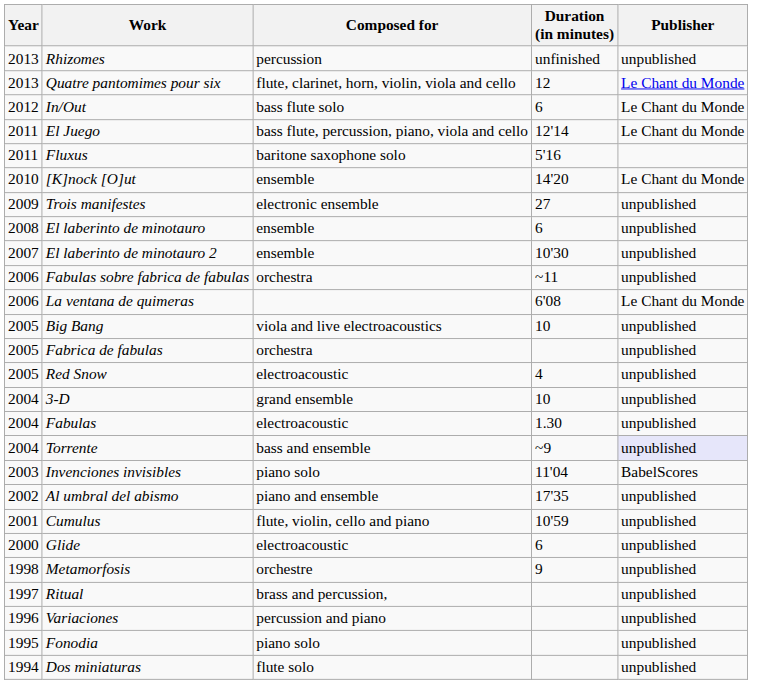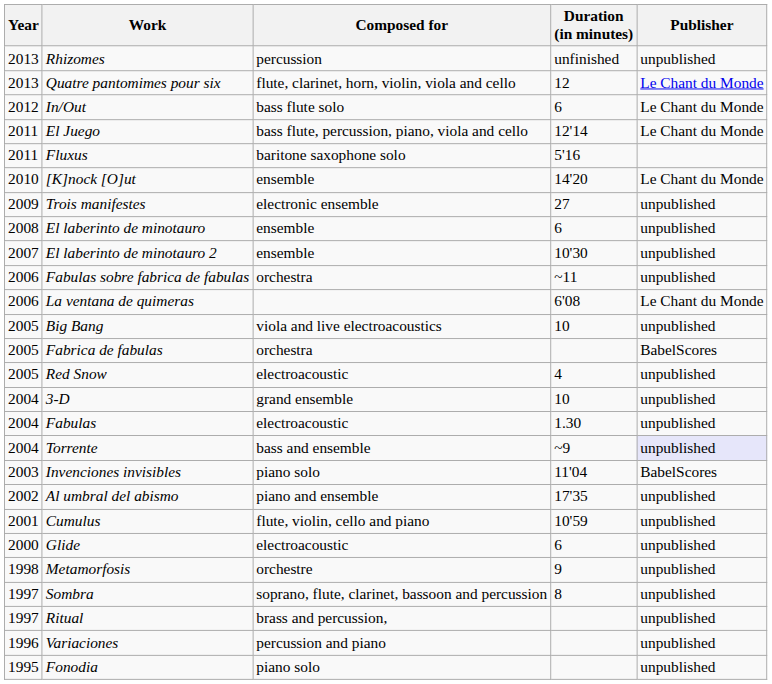(659, 350) unpublished -> (679, 350) BabelScores
+ row: (70, 594)
- row: (93, 667)
